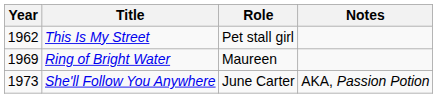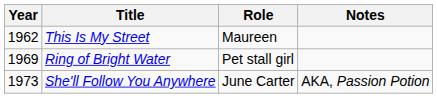(258, 37) Pet stall girl -> (249, 37) Maureen
(249, 59) Maureen -> (258, 59) Pet stall girl
